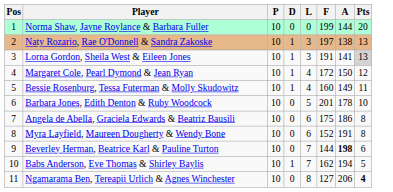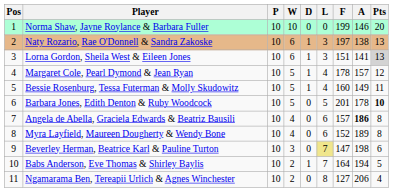+ column: (292, 12)
(345, 27) 144 -> (361, 27) 146
(326, 57) 191 -> (343, 57) 151
(326, 73) 172 -> (343, 73) 178
(345, 73) 150 -> (361, 73) 157
(363, 103) normal -> (380, 103) bold
(326, 118) 175 -> (343, 118) 157
(345, 118) normal -> (361, 118) bold
(345, 133) 191 -> (361, 133) 189
(309, 149) no background -> (325, 149) khaki background
(326, 149) 144 -> (343, 149) 147
(345, 149) bold -> (361, 149) normal
(326, 164) 162 -> (343, 164) 164
(363, 179) bold -> (380, 179) normal
